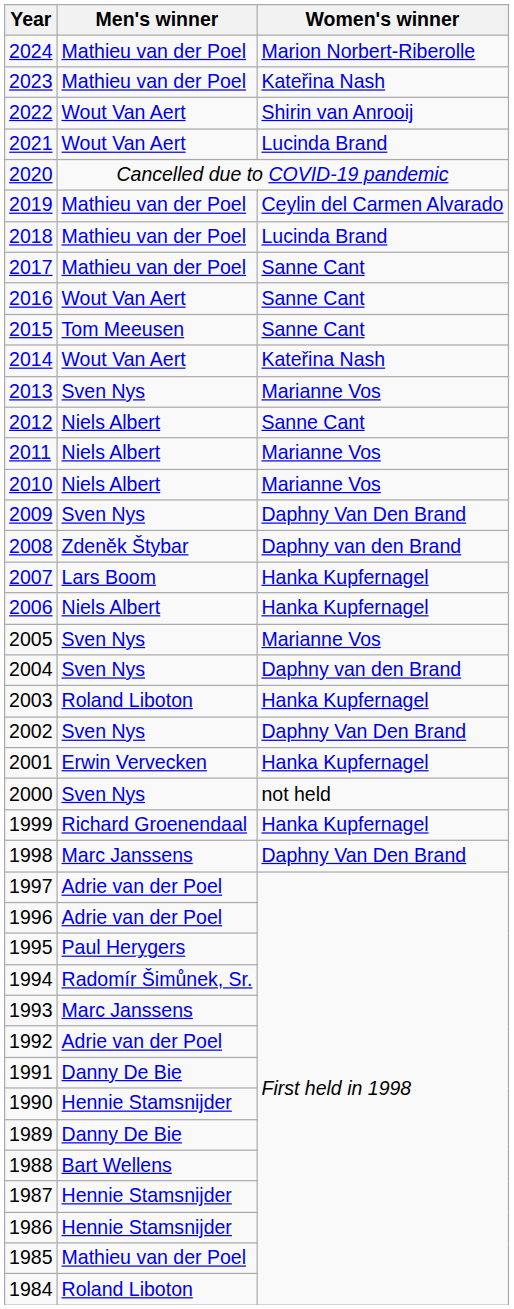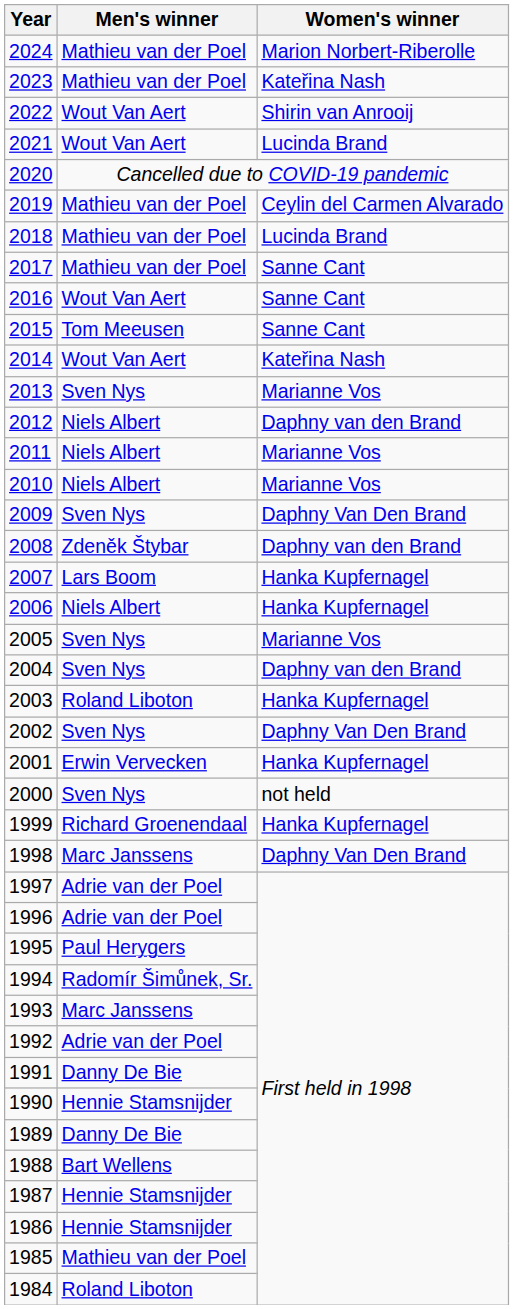(313, 422) Sanne Cant -> (361, 422) Daphny van den Brand
